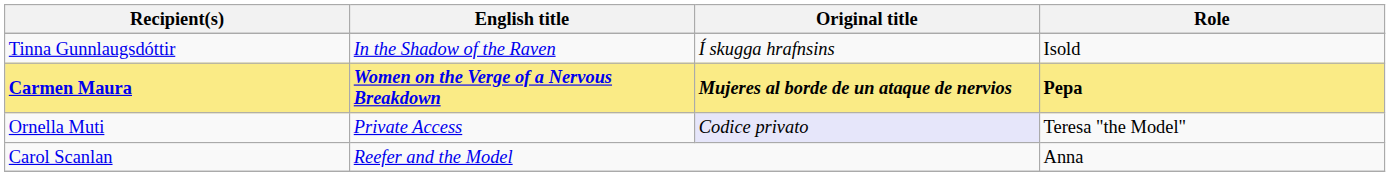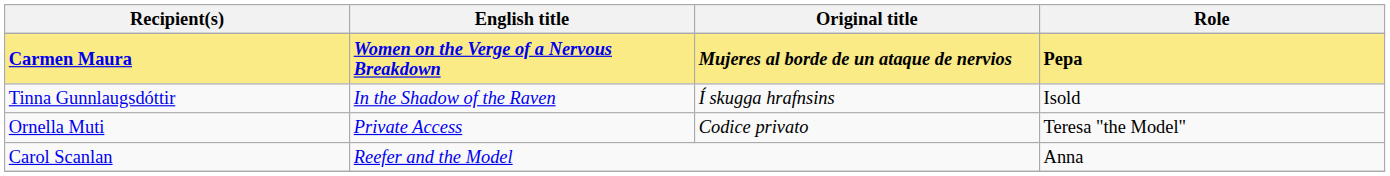rows swapped: (70, 87) <-> (92, 48)
(754, 127) lavender background -> (754, 127) no background
